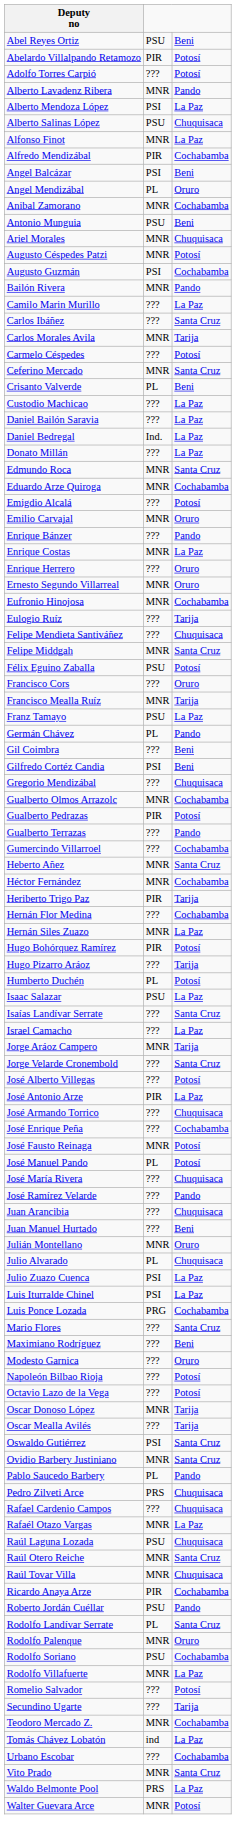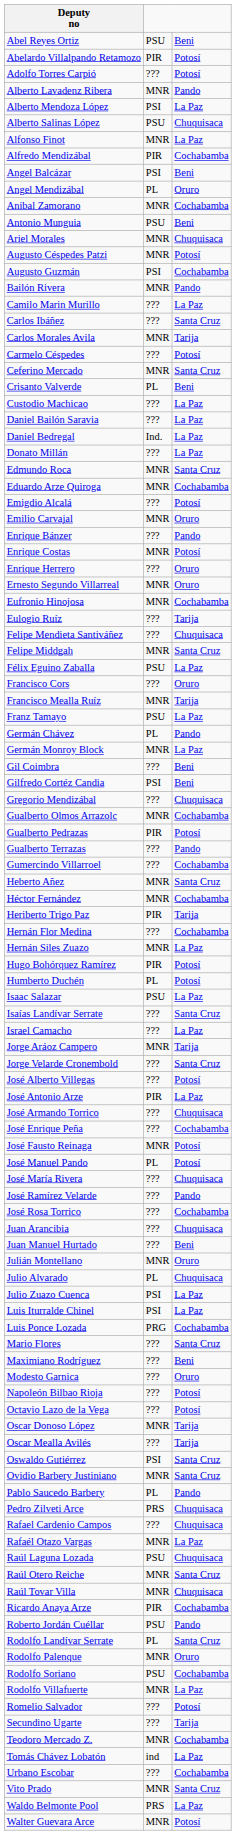(189, 552) La Paz -> (187, 552) Potosí
(187, 667) Potosí -> (189, 667) La Paz
+ row: (55, 750)
- row: (48, 964)
+ row: (44, 1211)
